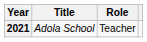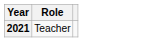- column: (64, 12)
